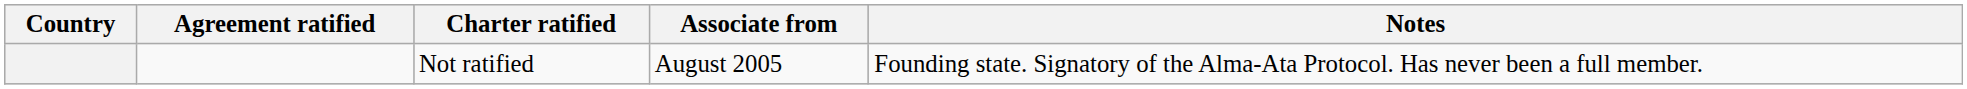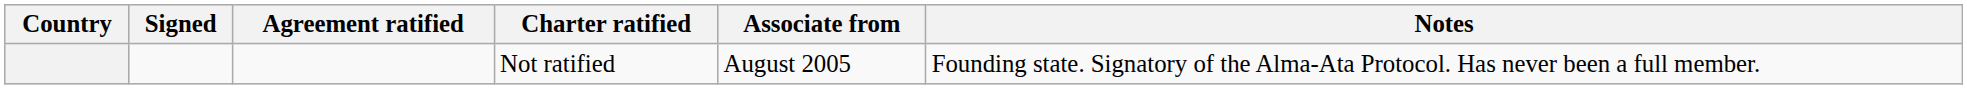+ column: (181, 24)
